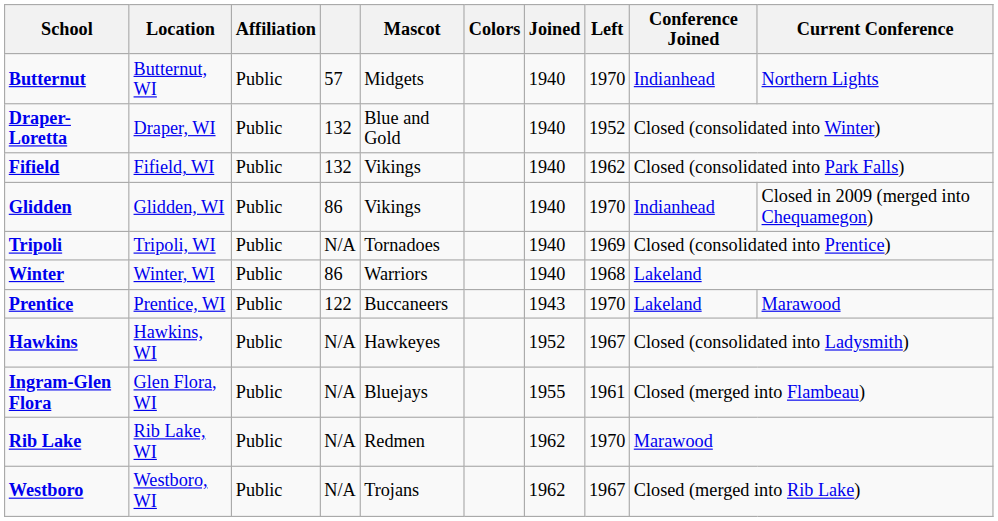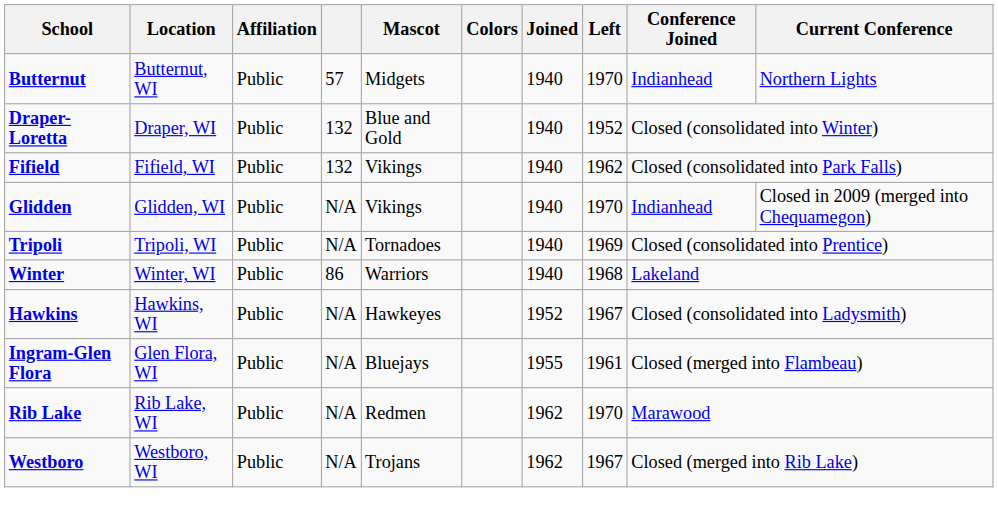(333, 206) 86 -> (341, 206) N/A
- row: (41, 303)
